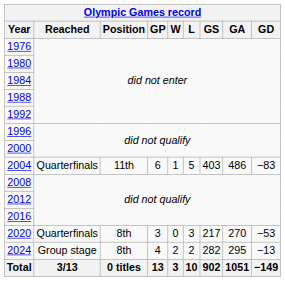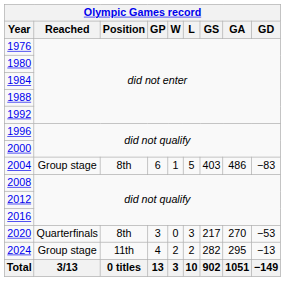(67, 166) Quarterfinals -> (67, 166) Group stage
(124, 166) 11th -> (124, 166) 8th
(124, 251) 8th -> (124, 251) 11th
